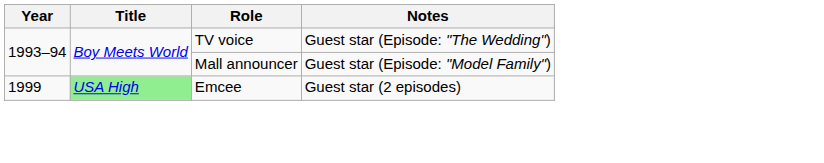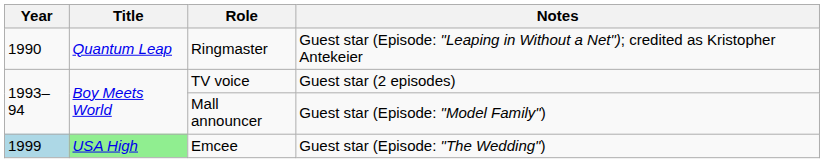+ row: (229, 48)
(428, 40) Guest star (Episode: "The Wedding") -> (377, 81) Guest star (2 episodes)
(25, 87) no background -> (25, 145) lightblue background
(383, 87) Guest star (2 episodes) -> (422, 145) Guest star (Episode: "The Wedding")
